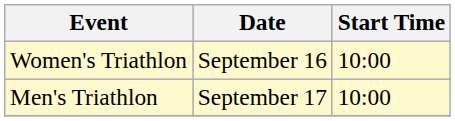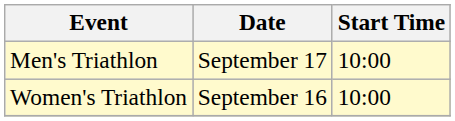rows swapped: (99, 60) <-> (84, 97)
